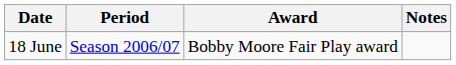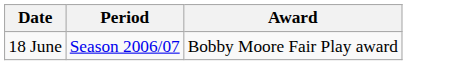- column: (426, 18)
